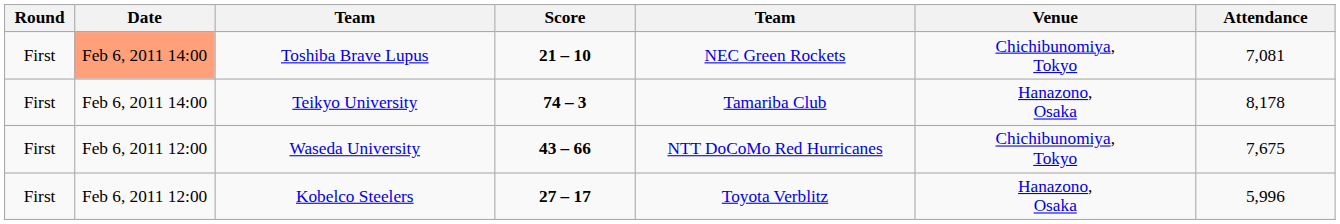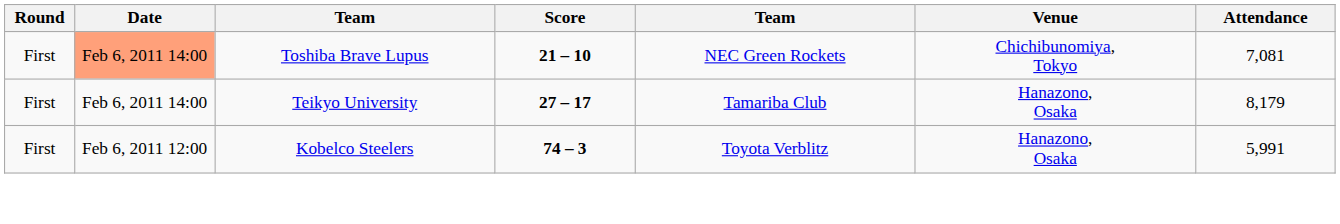(565, 102) 74 – 3 -> (565, 102) 27 – 17
(1265, 102) 8,178 -> (1265, 102) 8,179
- row: (355, 149)
(565, 195) 27 – 17 -> (565, 149) 74 – 3
(1265, 195) 5,996 -> (1265, 149) 5,991
